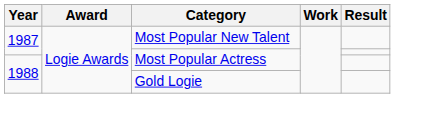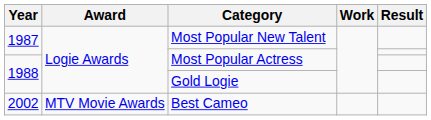+ row: (23, 103)
